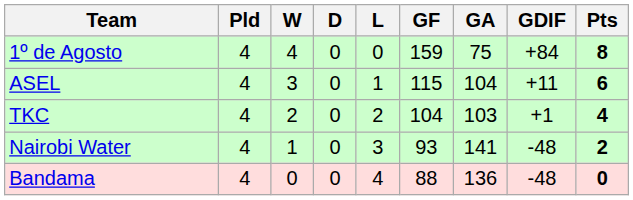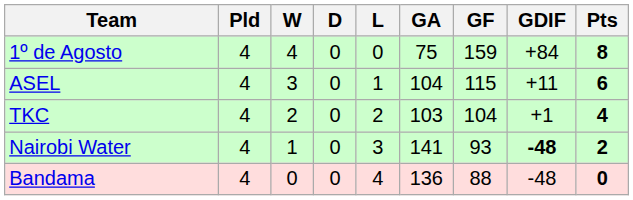columns swapped: (426, 20) <-> (481, 20)
(542, 147) normal -> (542, 147) bold
